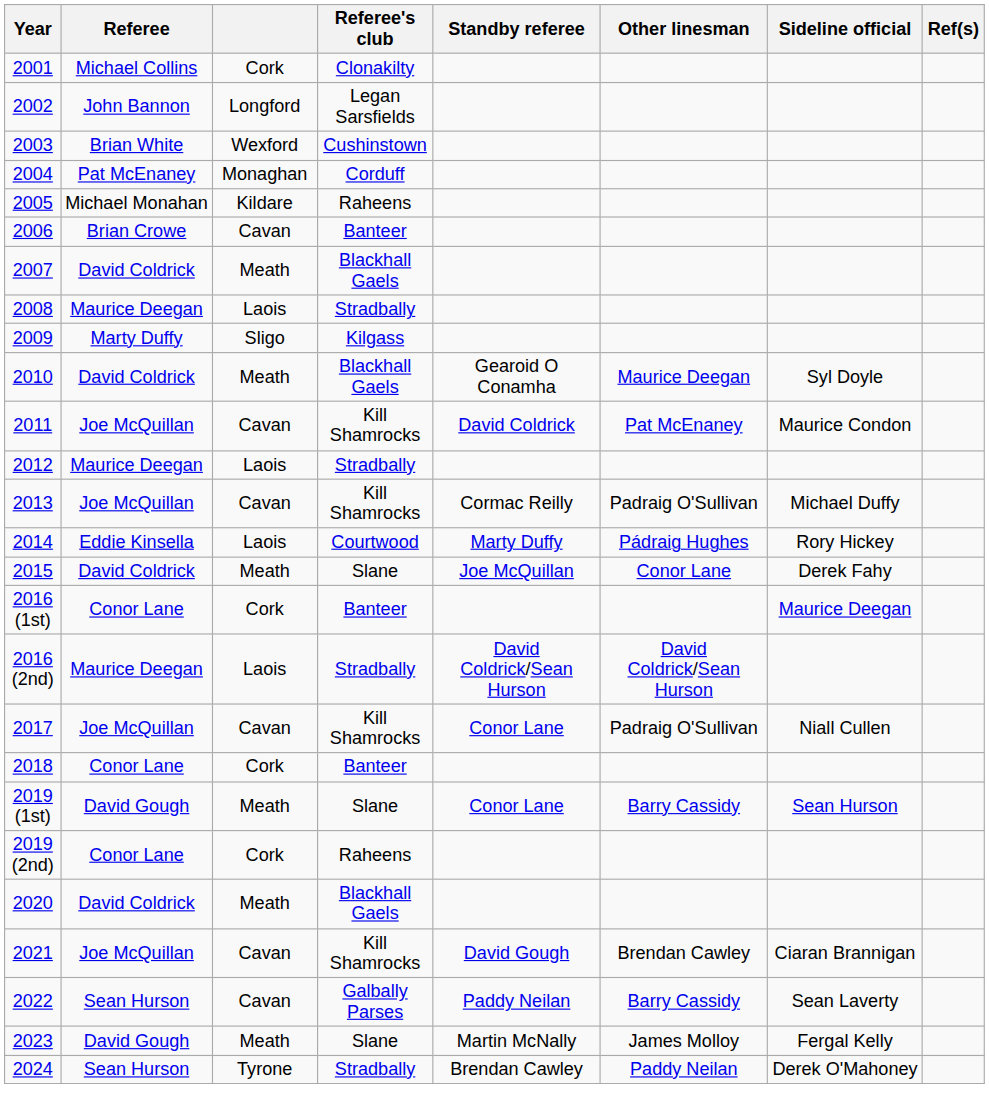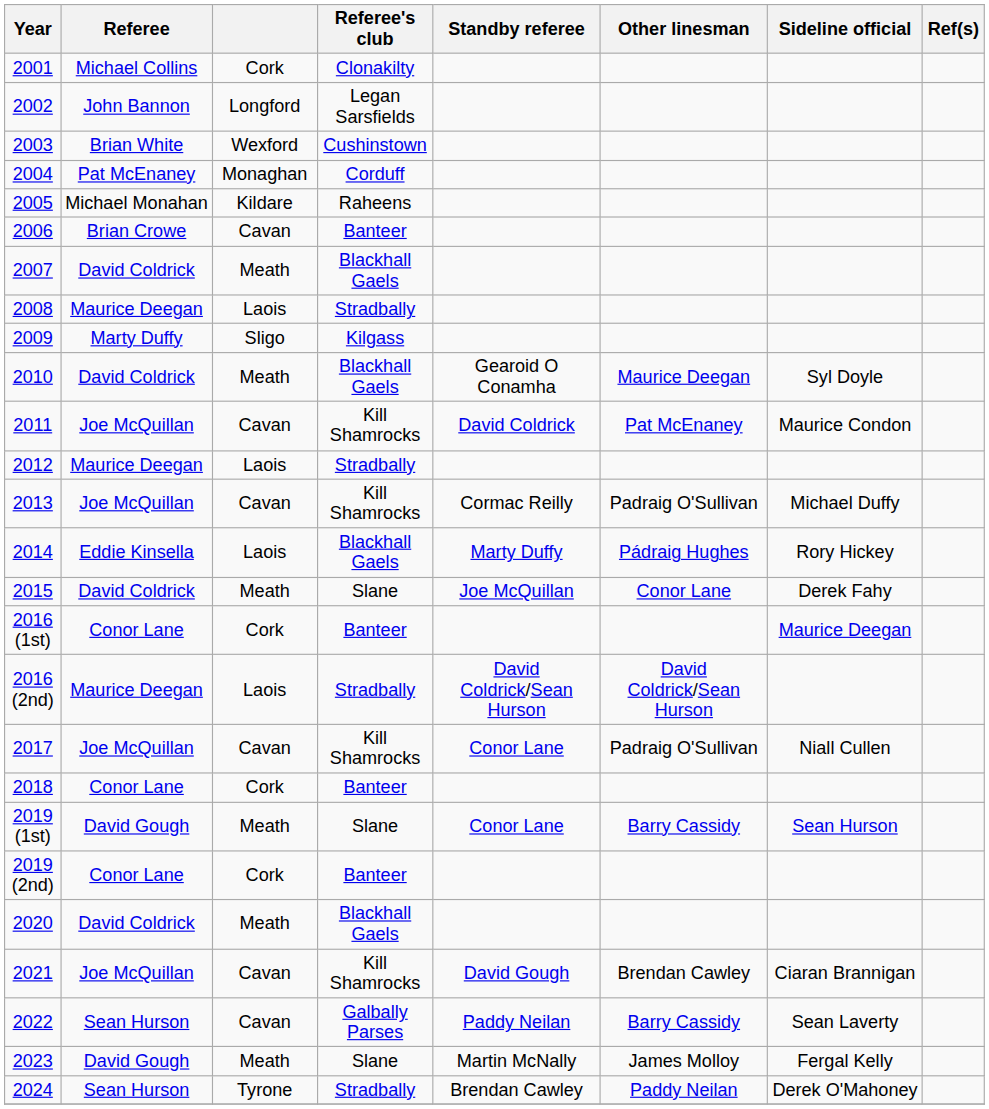(375, 542) Courtwood -> (375, 552) Blackhall Gaels
(375, 854) Raheens -> (375, 875) Banteer
